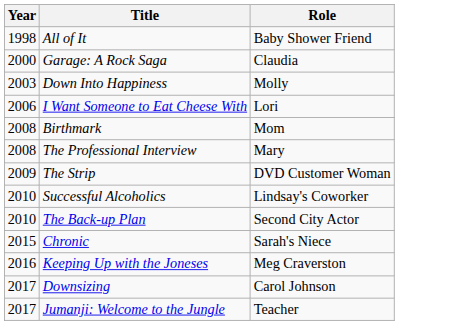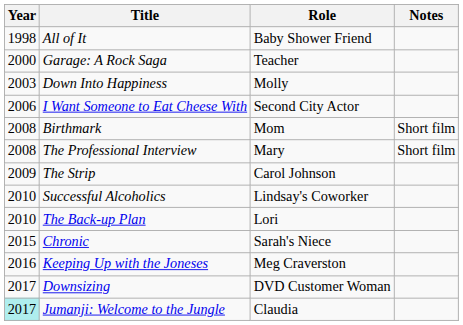+ column: (426, 15)
(276, 60) Claudia -> (276, 60) Teacher
(266, 106) Lori -> (306, 106) Second City Actor
(322, 173) DVD Customer Woman -> (295, 173) Carol Johnson
(306, 219) Second City Actor -> (266, 219) Lori
(295, 286) Carol Johnson -> (322, 286) DVD Customer Woman
(22, 309) no background -> (22, 309) paleturquoise background
(276, 309) Teacher -> (276, 309) Claudia
